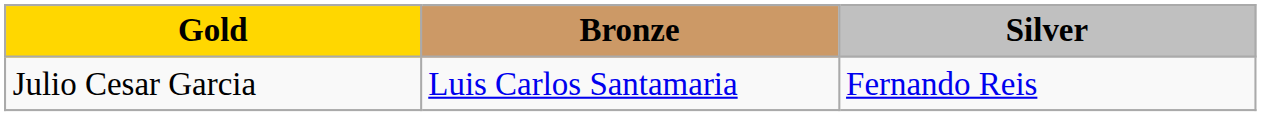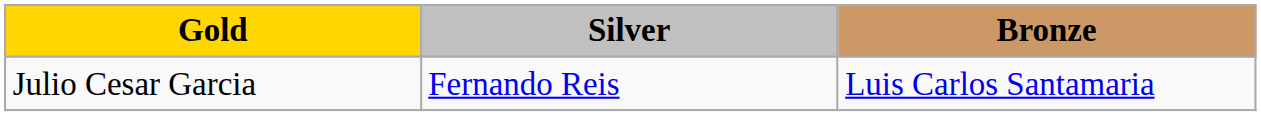columns swapped: (1047, 30) <-> (630, 30)
